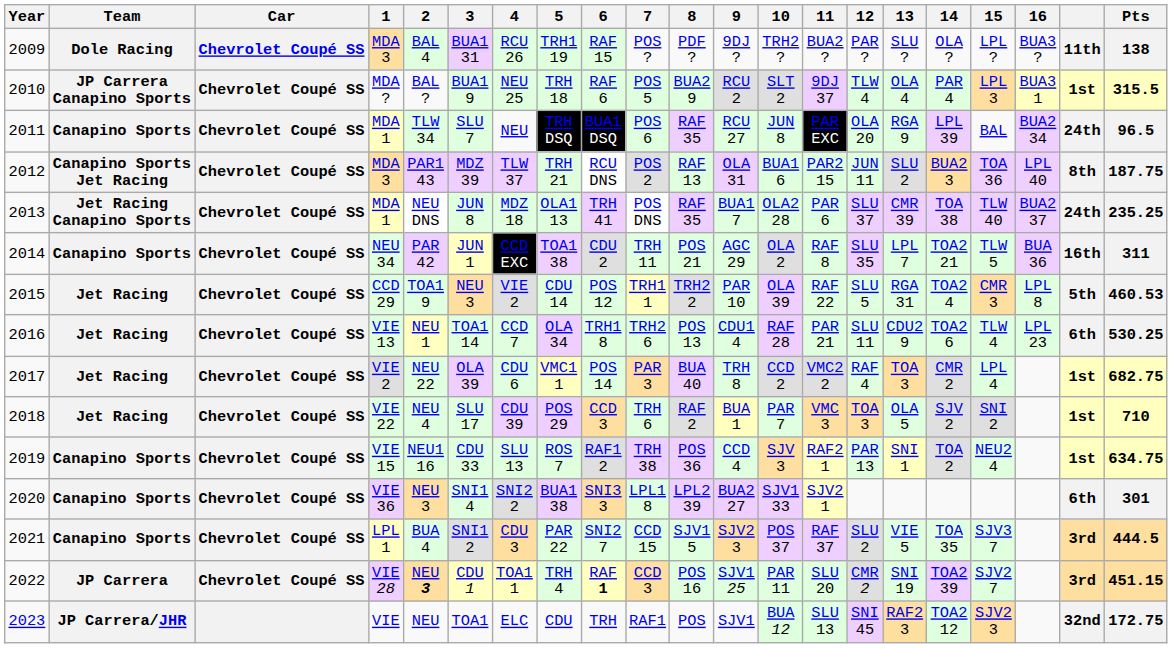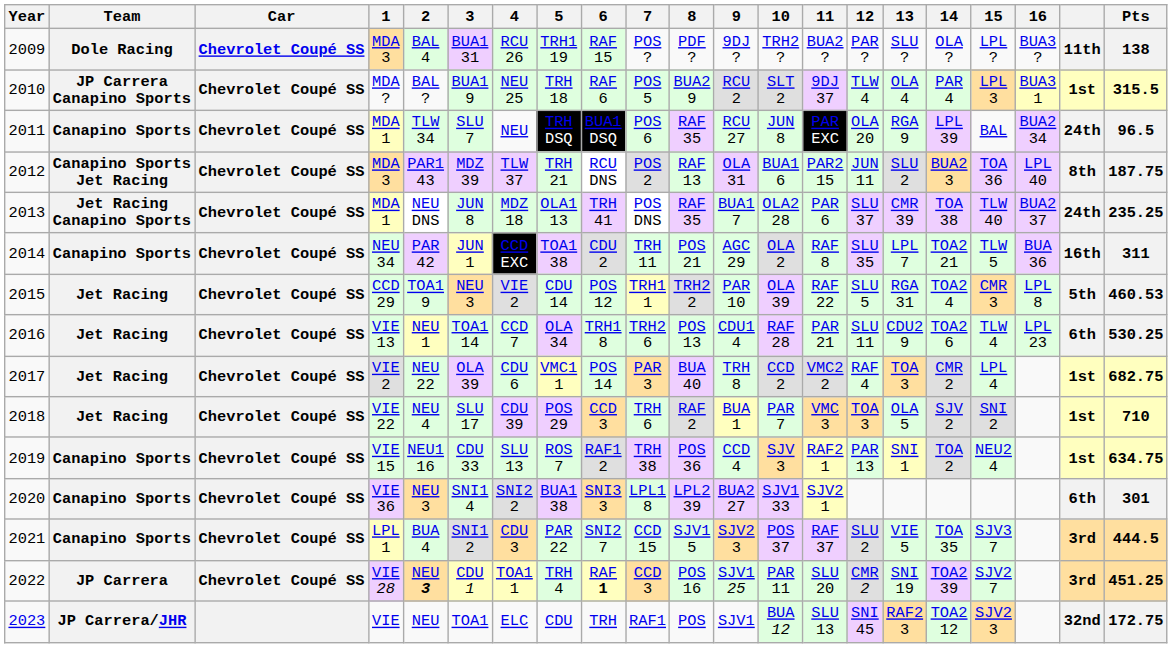(1136, 581) 451.15 -> (1136, 581) 451.25
